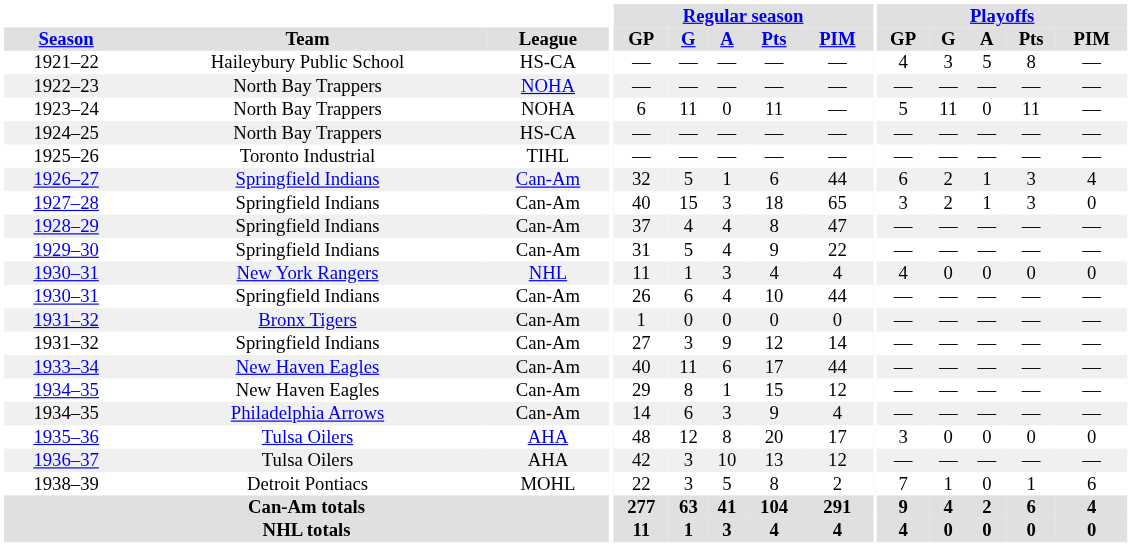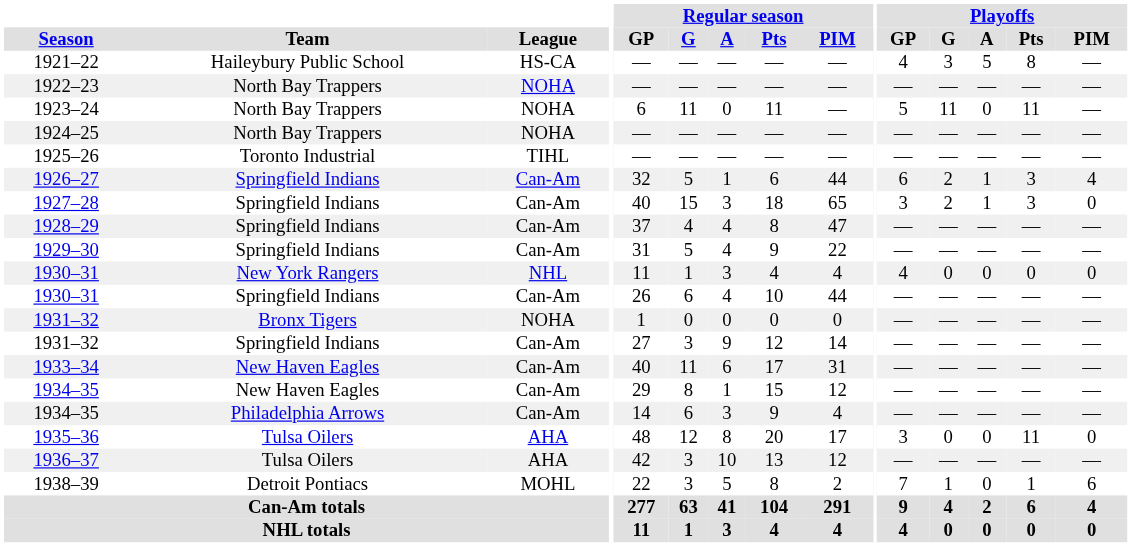(548, 132) HS-CA -> (548, 132) NOHA
(548, 319) Can-Am -> (548, 319) NOHA
(837, 366) 44 -> (837, 366) 31
(1031, 436) 0 -> (1031, 436) 11
